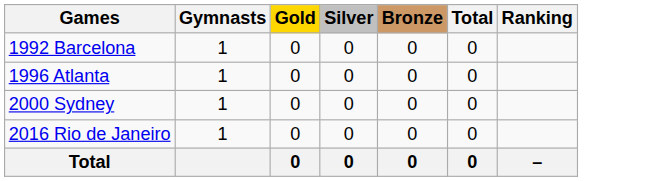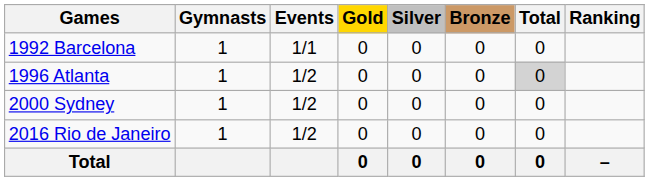+ column: (304, 18)
(472, 76) no background -> (540, 76) lightgrey background
